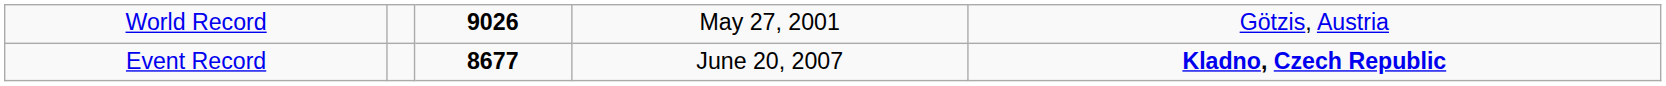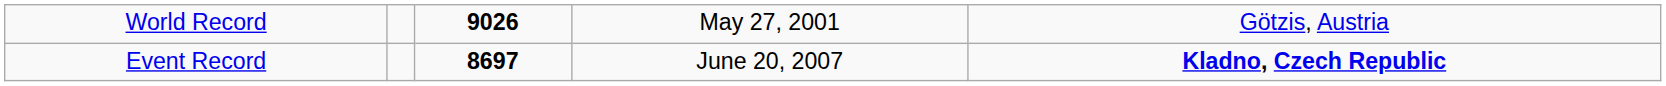(493, 61) 8677 -> (493, 61) 8697
